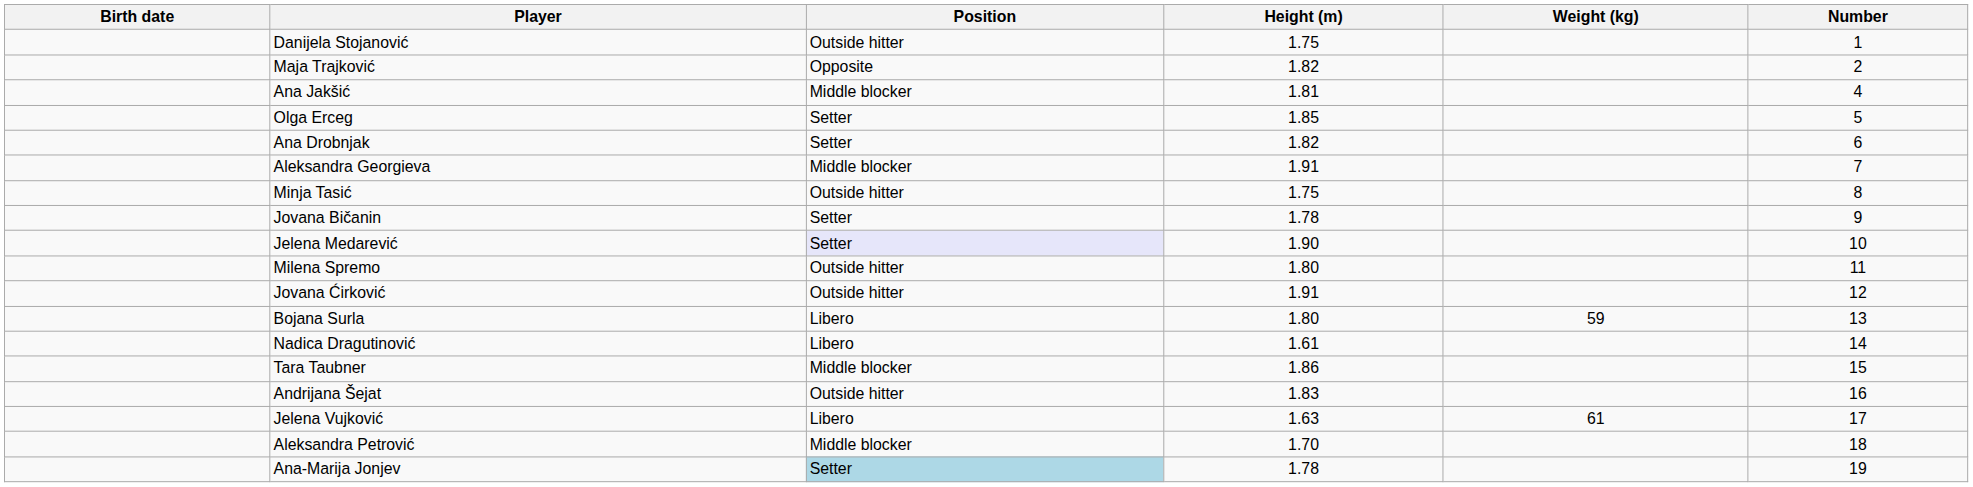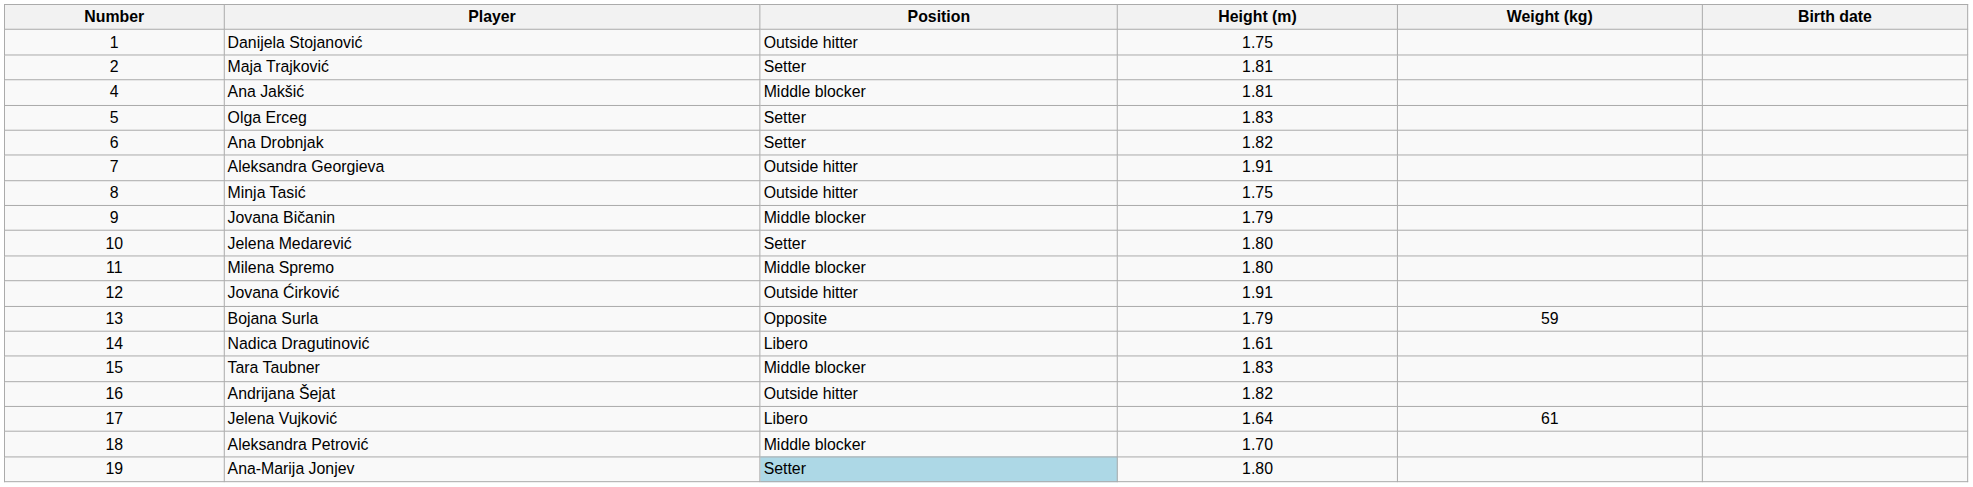columns swapped: (1858, 17) <-> (137, 17)
(841, 67) Opposite -> (785, 67) Setter
(1304, 67) 1.82 -> (1258, 67) 1.81
(1304, 117) 1.85 -> (1258, 117) 1.83
(861, 167) Middle blocker -> (811, 167) Outside hitter
(831, 218) Setter -> (815, 218) Middle blocker
(1304, 218) 1.78 -> (1258, 218) 1.79
(831, 243) lavender background -> (785, 243) no background
(1304, 243) 1.90 -> (1258, 243) 1.80
(857, 268) Outside hitter -> (815, 268) Middle blocker
(832, 318) Libero -> (795, 318) Opposite
(1304, 318) 1.80 -> (1258, 318) 1.79
(1304, 368) 1.86 -> (1258, 368) 1.83
(1304, 393) 1.83 -> (1258, 393) 1.82
(1304, 419) 1.63 -> (1258, 419) 1.64
(1304, 469) 1.78 -> (1258, 469) 1.80
